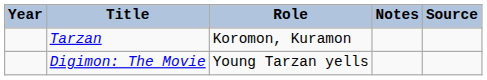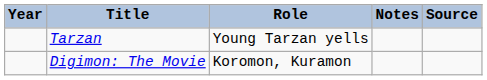(282, 40) Koromon, Kuramon -> (291, 40) Young Tarzan yells
(291, 63) Young Tarzan yells -> (282, 63) Koromon, Kuramon
